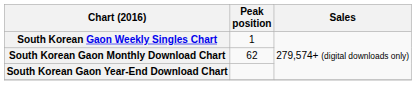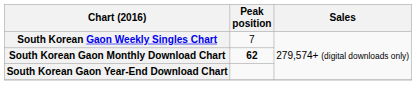(252, 39) 1 -> (252, 39) 7
(252, 55) normal -> (252, 55) bold
